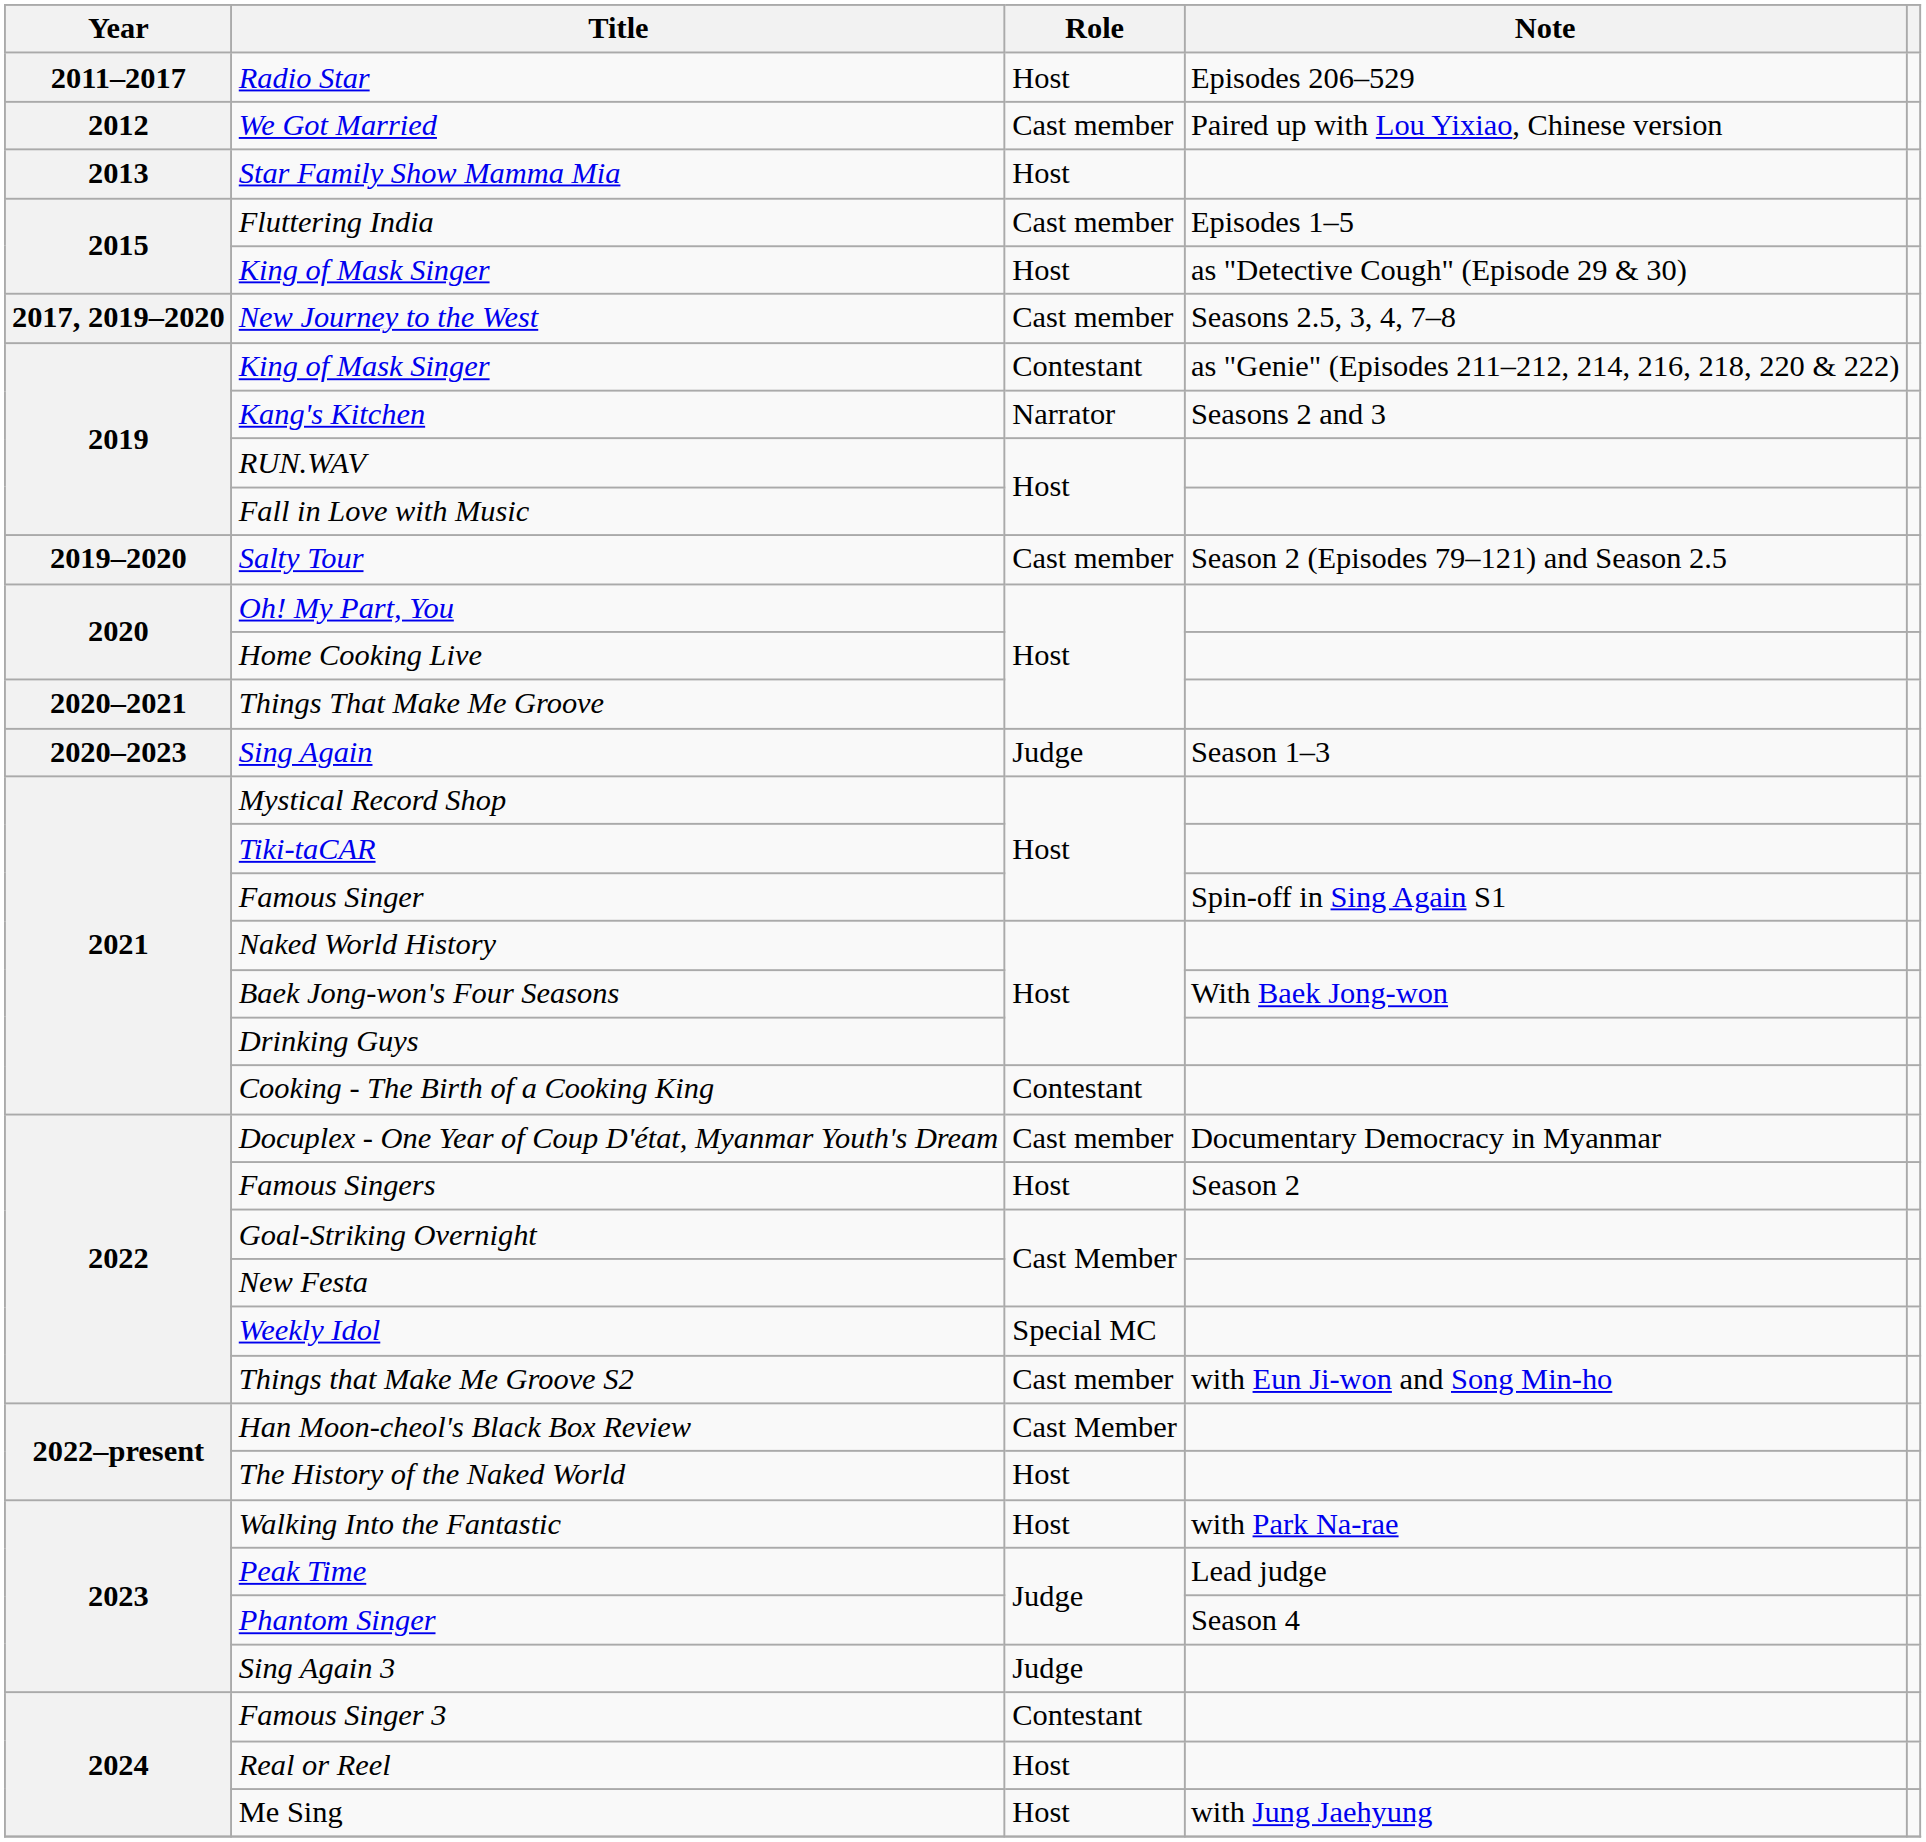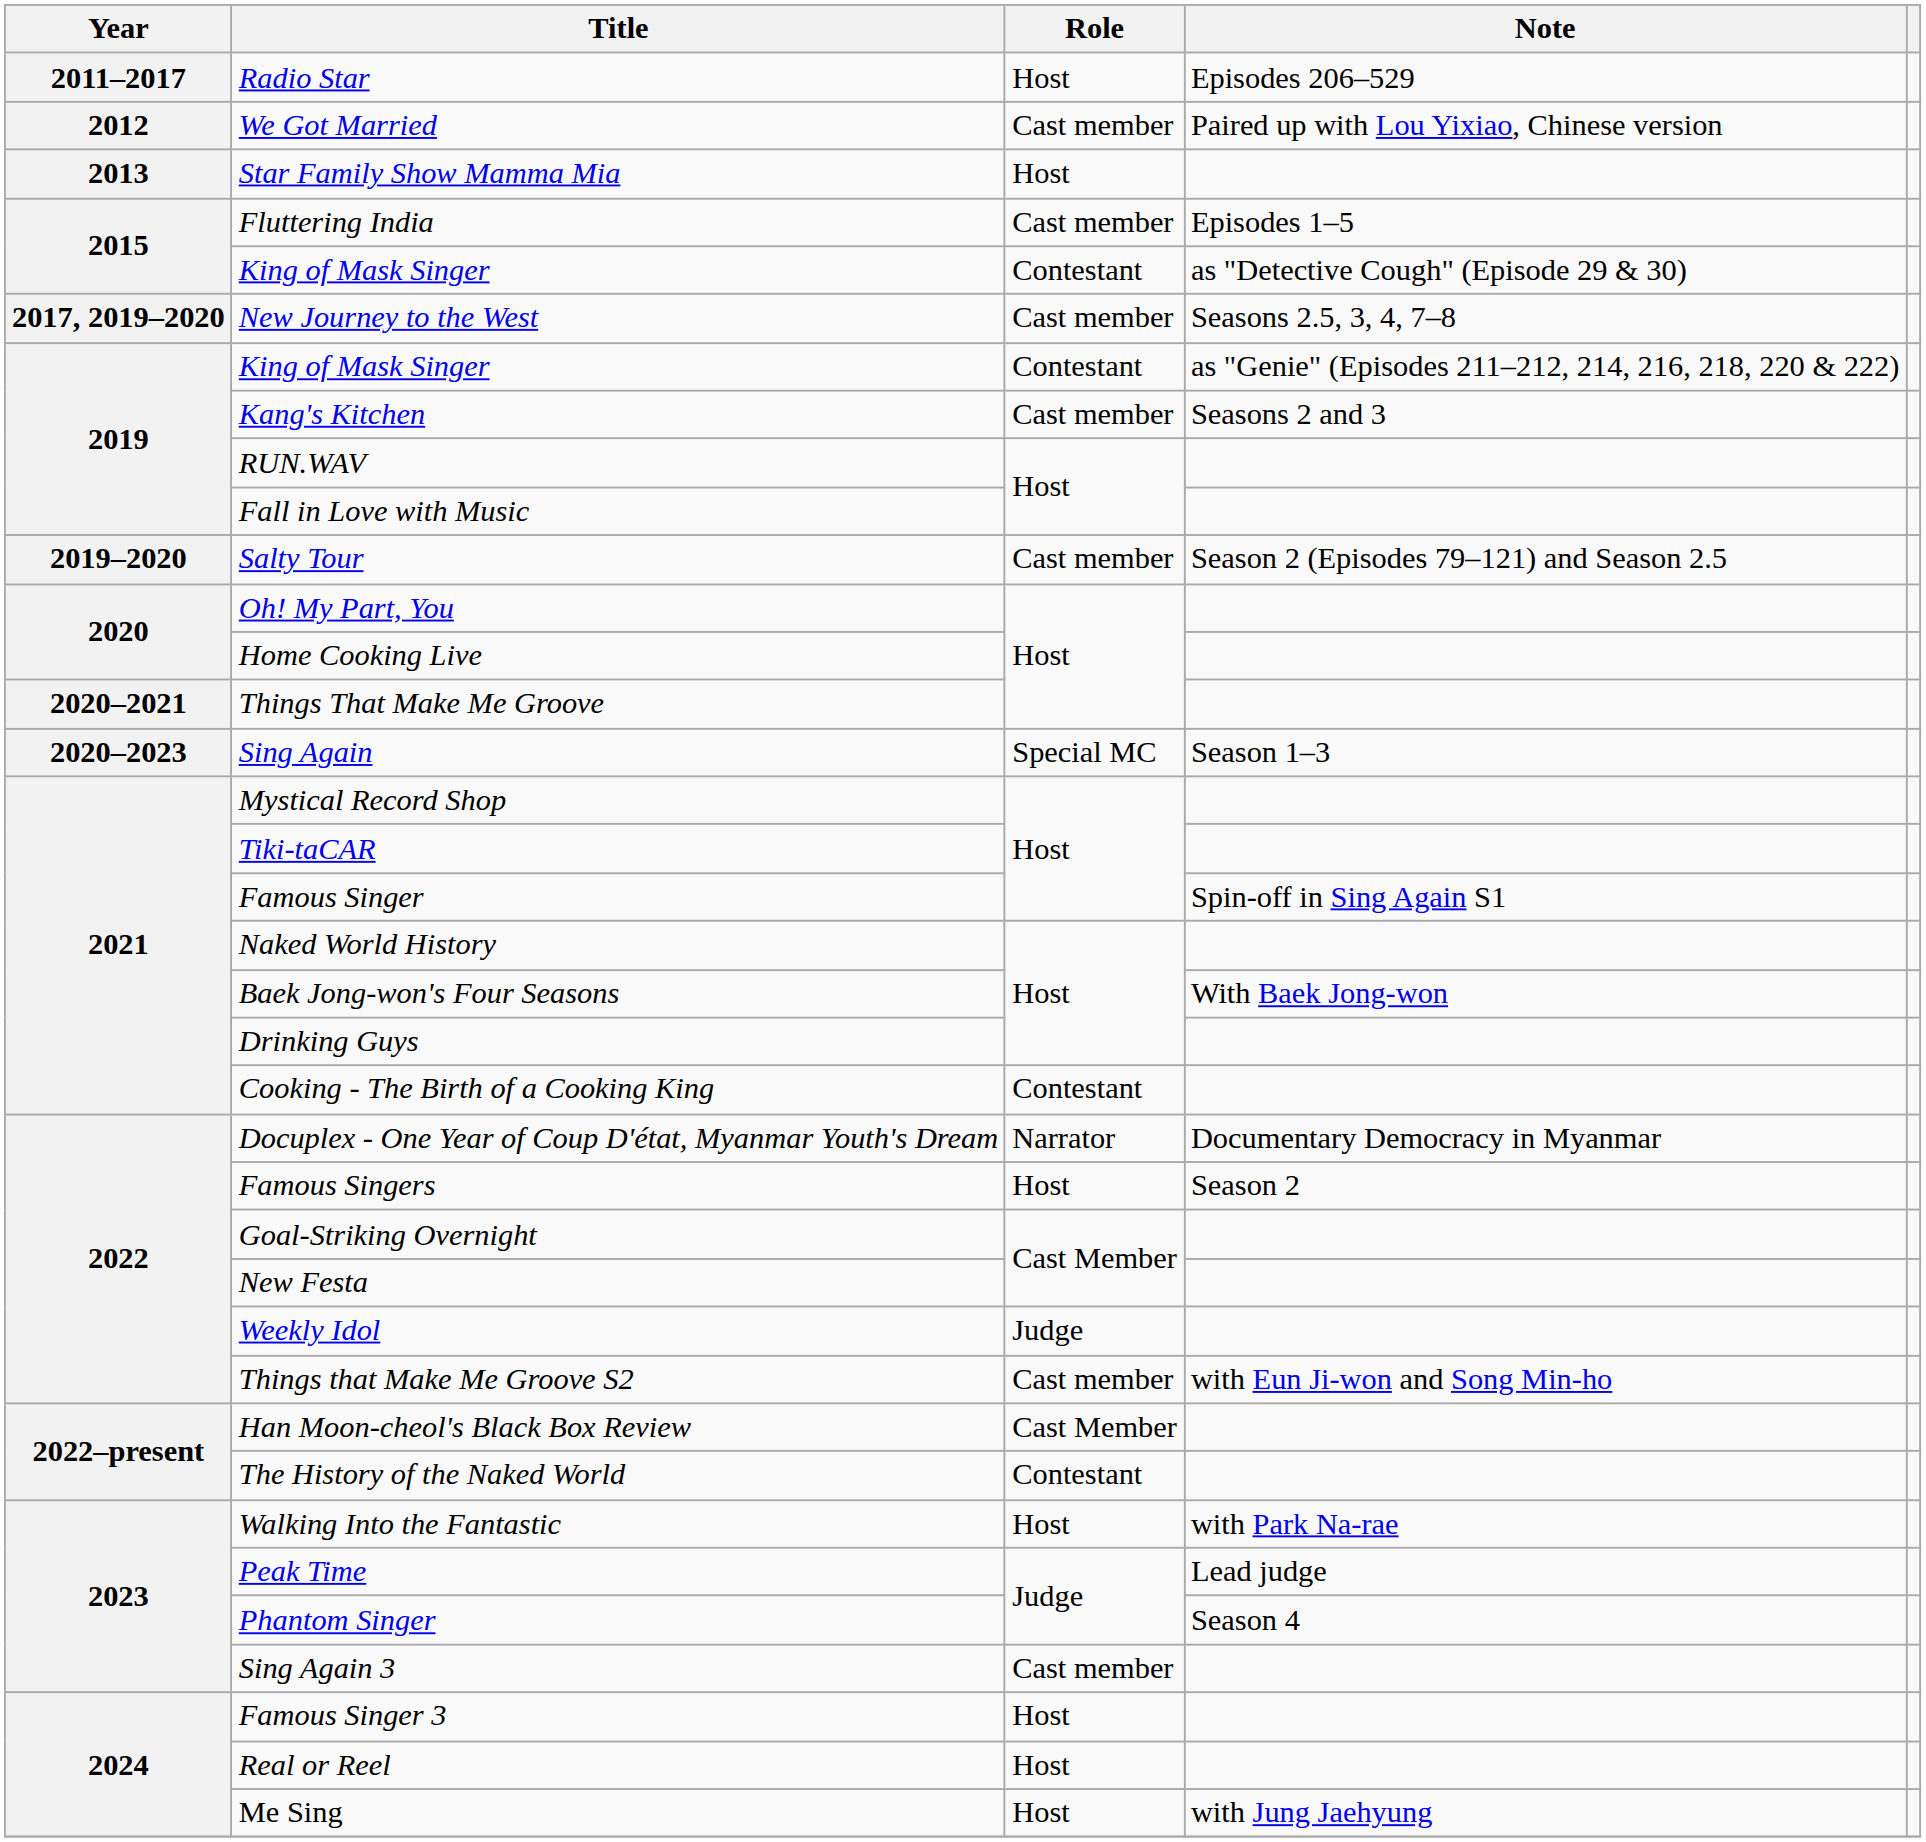(1041, 269) Host -> (1077, 269) Contestant
(1064, 414) Narrator -> (1093, 414) Cast member
(1048, 751) Judge -> (1084, 751) Special MC
(1093, 1137) Cast member -> (1064, 1137) Narrator
(1084, 1330) Special MC -> (1048, 1330) Judge
(1041, 1474) Host -> (1077, 1474) Contestant
(1048, 1667) Judge -> (1093, 1667) Cast member
(1077, 1716) Contestant -> (1041, 1716) Host
